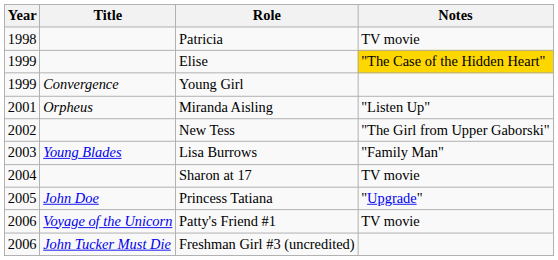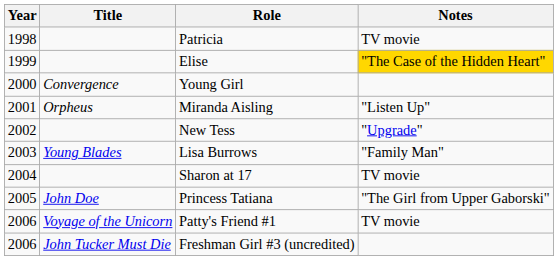(22, 84) 1999 -> (22, 84) 2000
(455, 130) "The Girl from Upper Gaborski" -> (392, 130) "Upgrade"
(392, 198) "Upgrade" -> (455, 198) "The Girl from Upper Gaborski"
